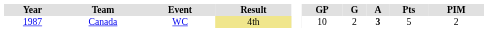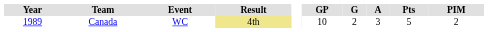(33, 22) 1987 -> (33, 22) 1989
(378, 22) bold -> (378, 22) normal
